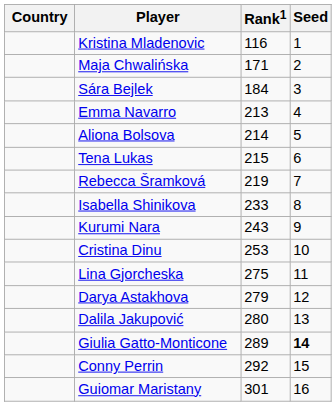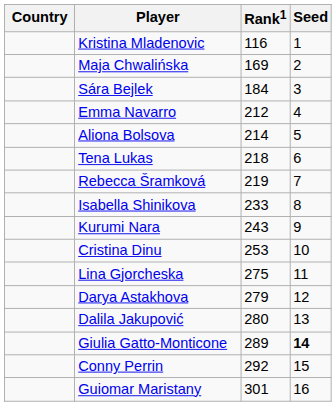(256, 66) 171 -> (256, 66) 169
(256, 112) 213 -> (256, 112) 212
(256, 158) 215 -> (256, 158) 218
